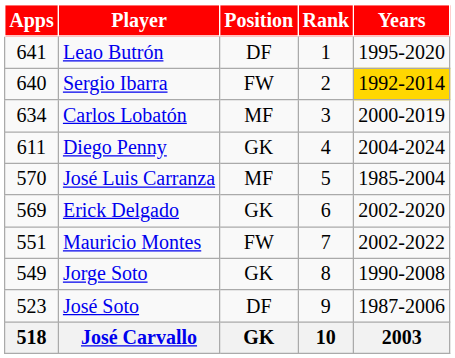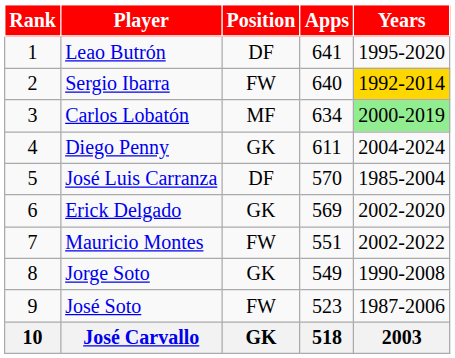columns swapped: (326, 20) <-> (31, 20)
(402, 115) no background -> (402, 115) lightgreen background
(259, 178) MF -> (261, 178) DF
(259, 305) DF -> (261, 305) FW
